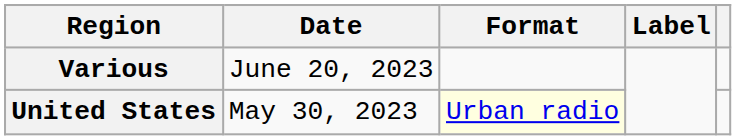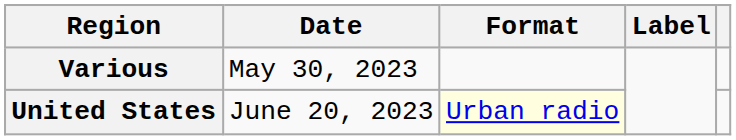(331, 69) June 20, 2023 -> (323, 69) May 30, 2023
(323, 112) May 30, 2023 -> (331, 112) June 20, 2023
